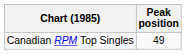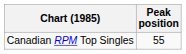(159, 40) 49 -> (159, 40) 55
